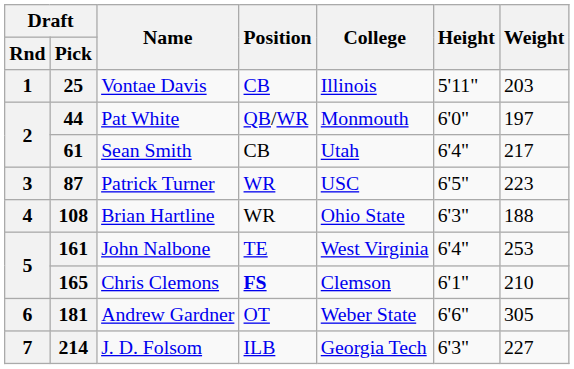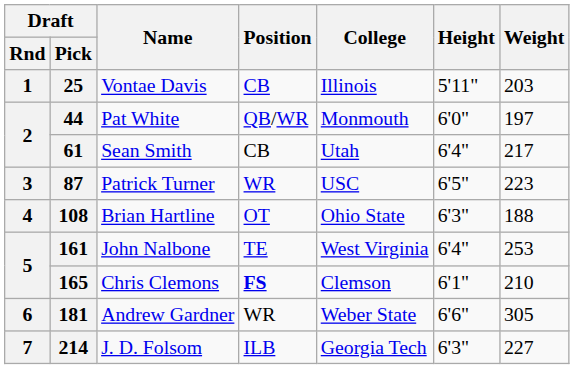(259, 216) WR -> (257, 216) OT
(257, 314) OT -> (259, 314) WR
